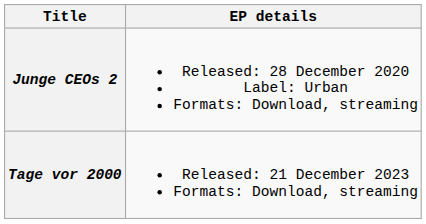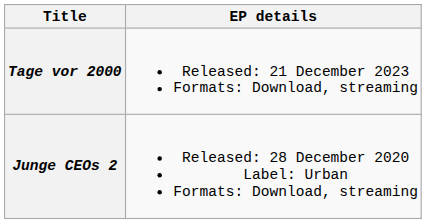rows swapped: (65, 80) <-> (65, 175)
